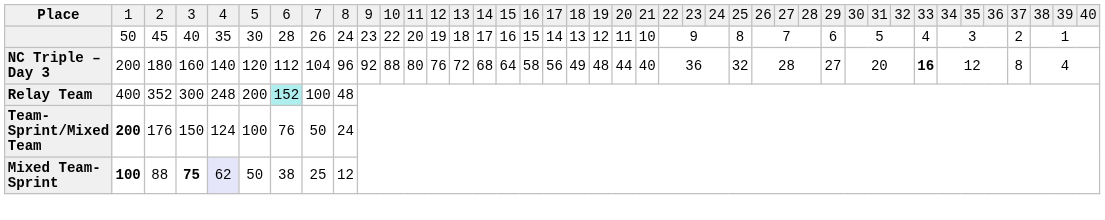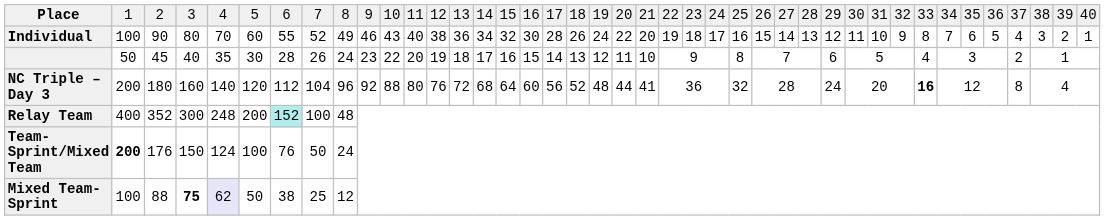+ row: (50, 37)
(531, 66) 58 -> (531, 87) 60
(578, 66) 49 -> (578, 87) 52
(647, 66) 40 -> (647, 87) 41
(833, 66) 27 -> (833, 87) 24
(128, 176) bold -> (128, 197) normal
